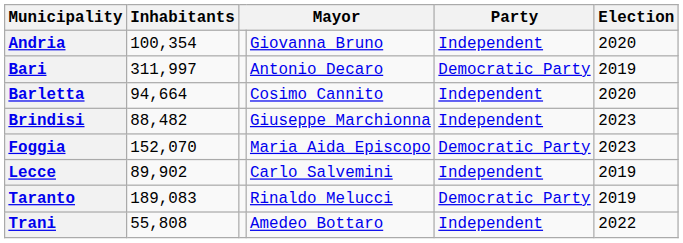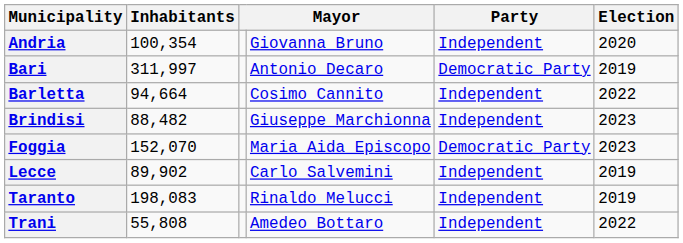(617, 95) 2020 -> (617, 95) 2022
(163, 198) 189,083 -> (163, 198) 198,083
(515, 198) Democratic Party -> (491, 198) Independent
